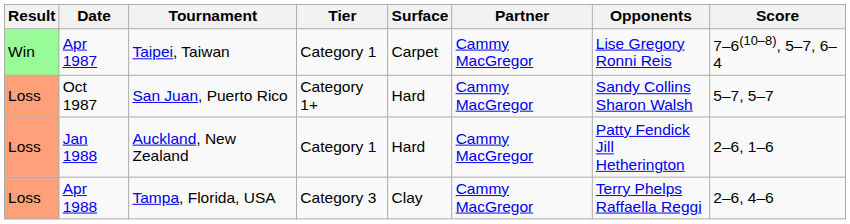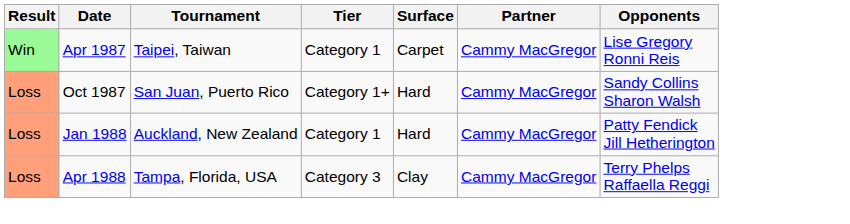- column: (778, 16)
